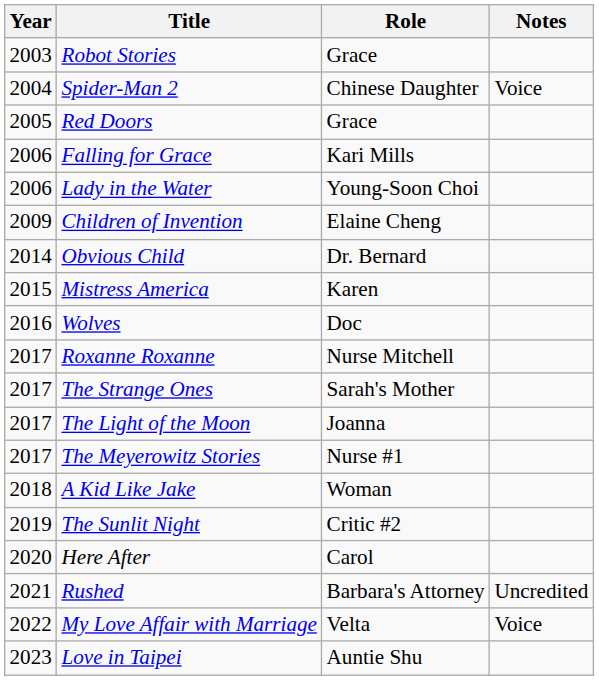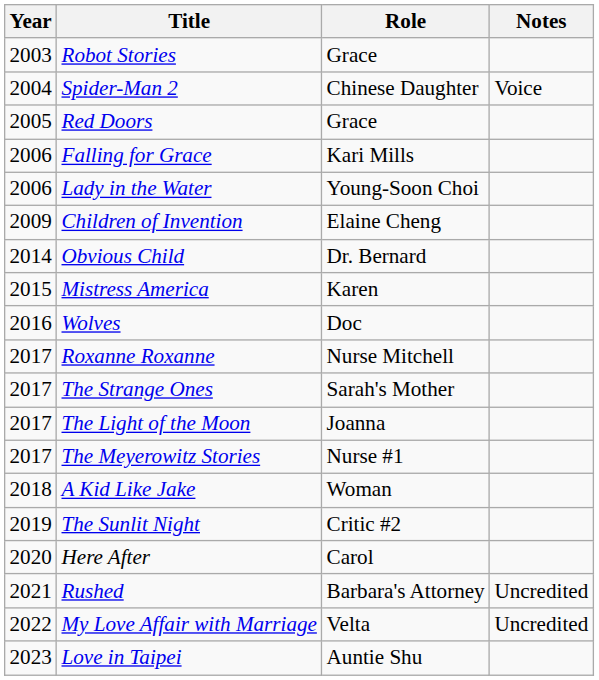(518, 624) Voice -> (541, 624) Uncredited
